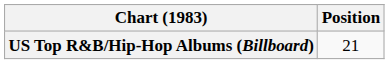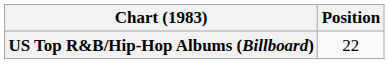(351, 44) 21 -> (351, 44) 22
